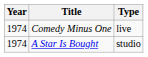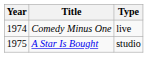(17, 44) 1974 -> (17, 44) 1975
